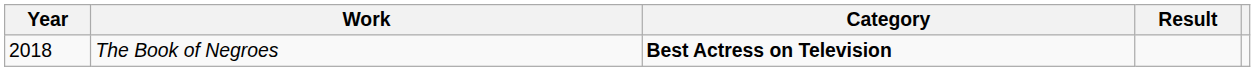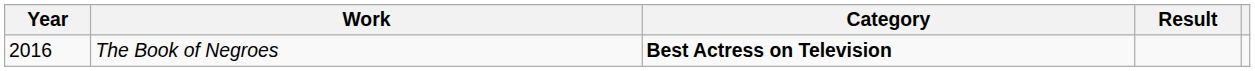(31, 50) 2018 -> (31, 50) 2016
